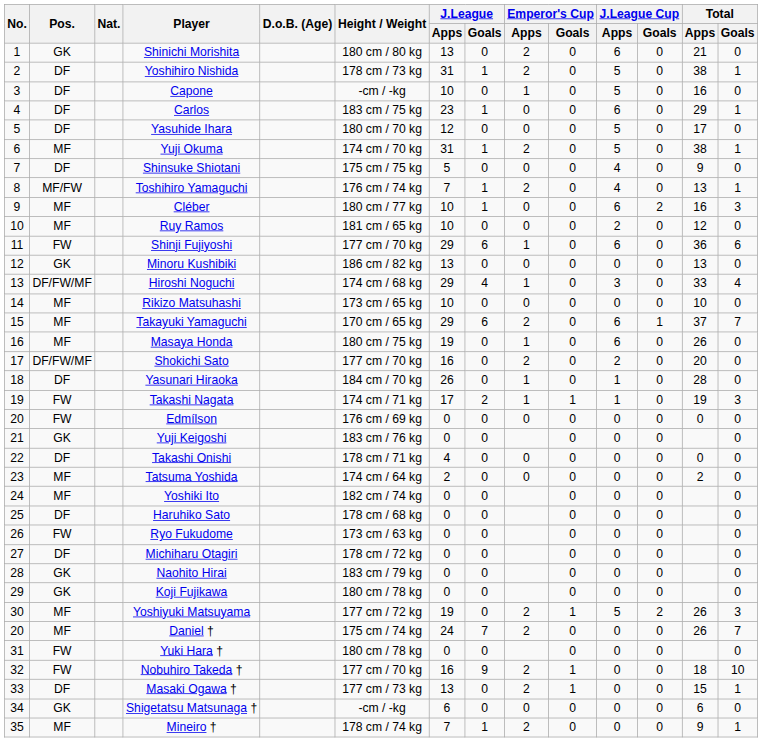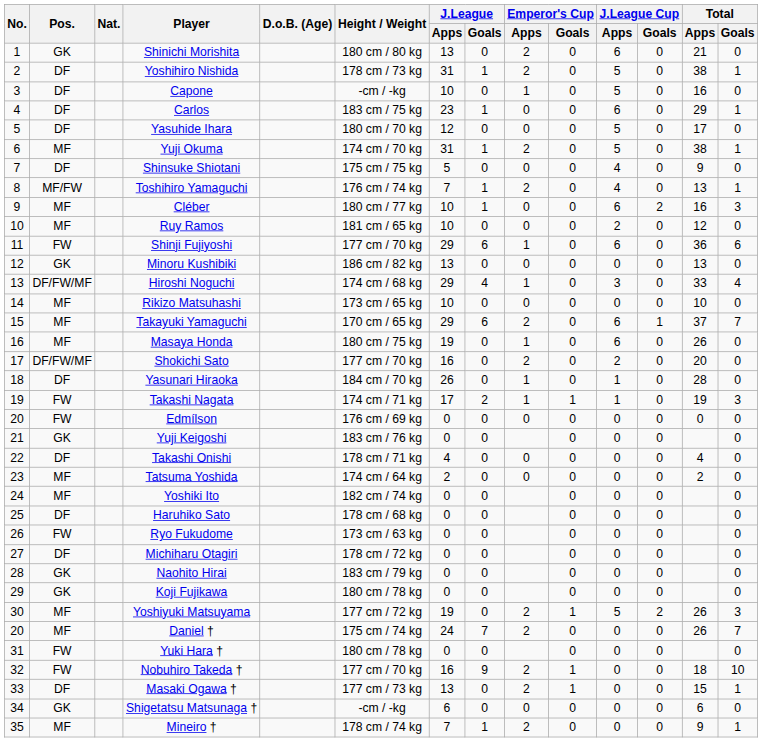(700, 457) 0 -> (700, 457) 4
